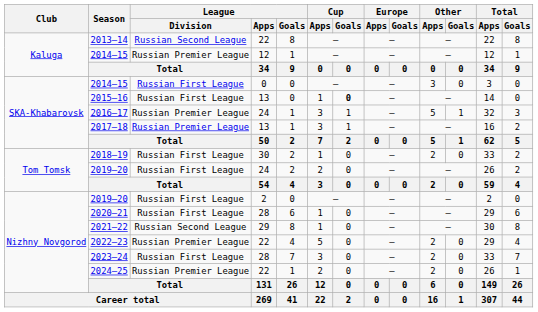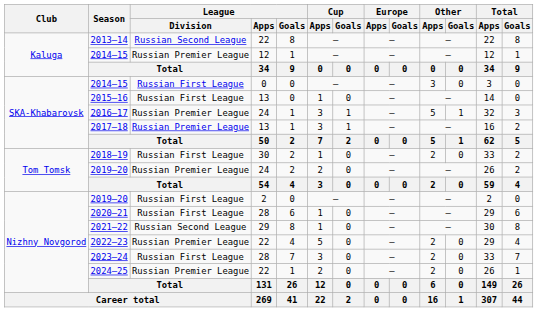(348, 98) bold -> (348, 98) normal
(190, 170) Russian First League -> (191, 170) Russian Premier League
